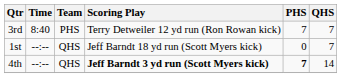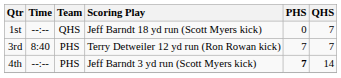rows swapped: (15, 47) <-> (15, 30)
(70, 64) QHS -> (70, 64) PHS
(178, 64) bold -> (172, 64) normal
